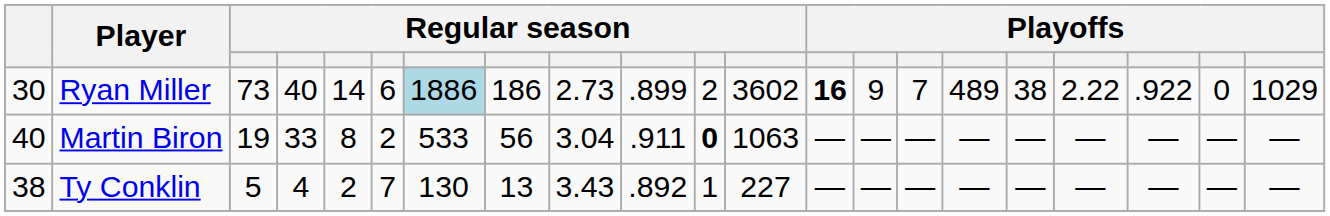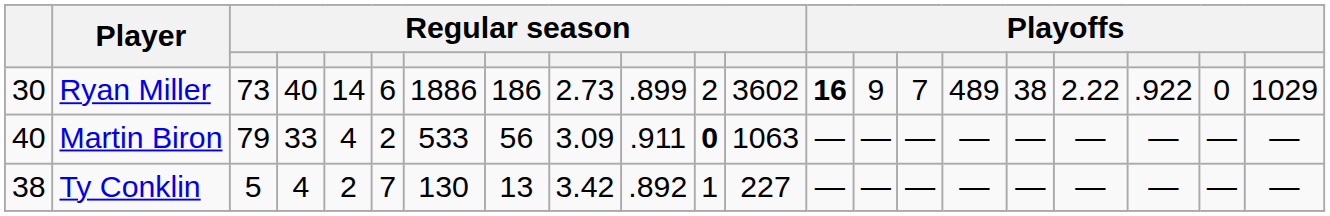(444, 90) lightblue background -> (444, 90) no background
(253, 138) 19 -> (253, 138) 79
(348, 138) 8 -> (348, 138) 4
(585, 138) 3.04 -> (585, 138) 3.09
(585, 186) 3.43 -> (585, 186) 3.42
